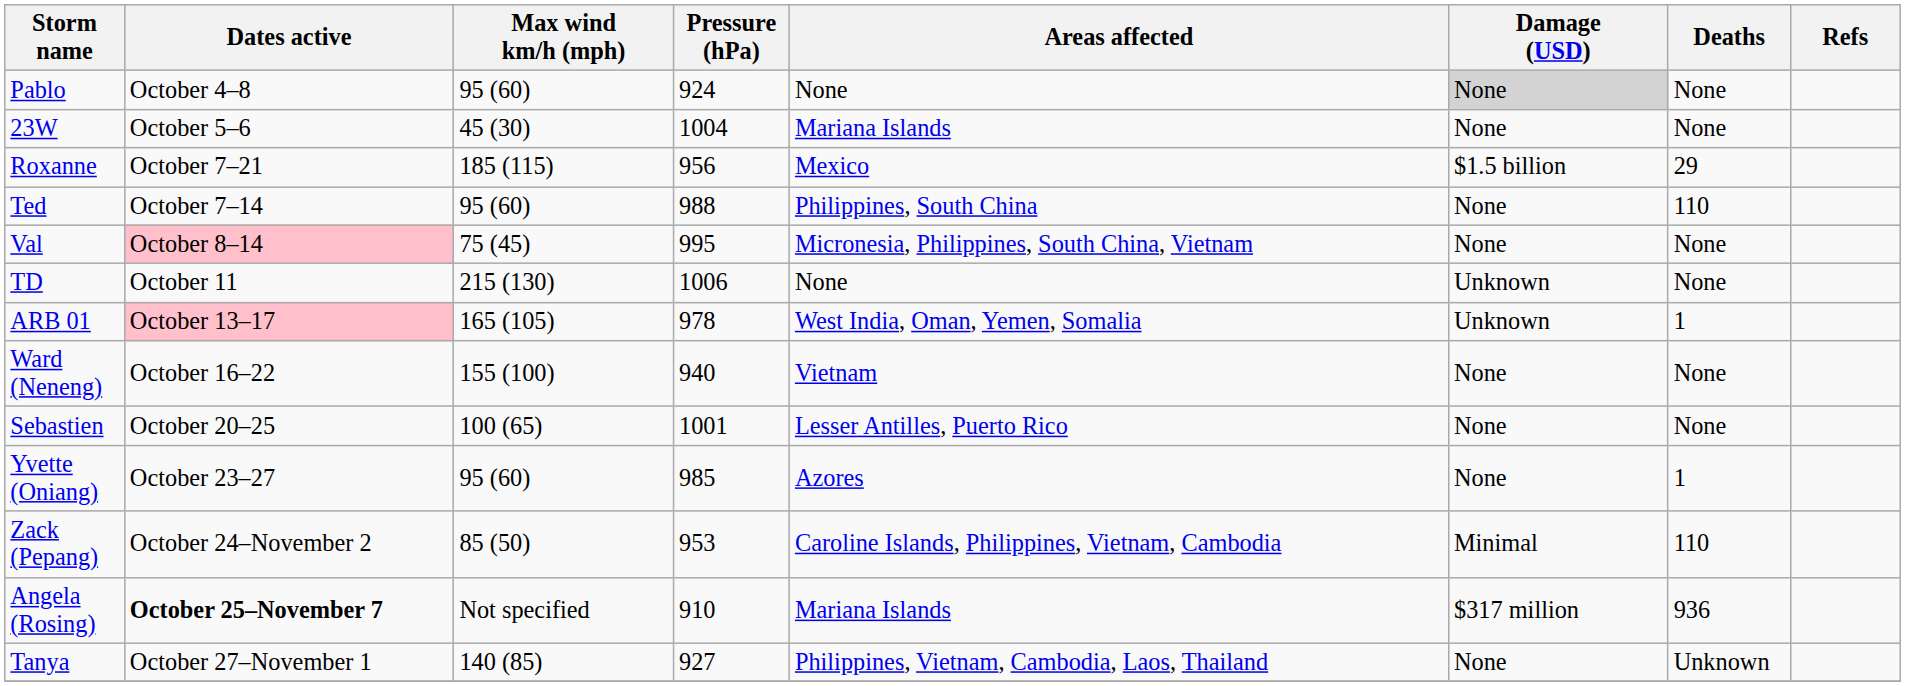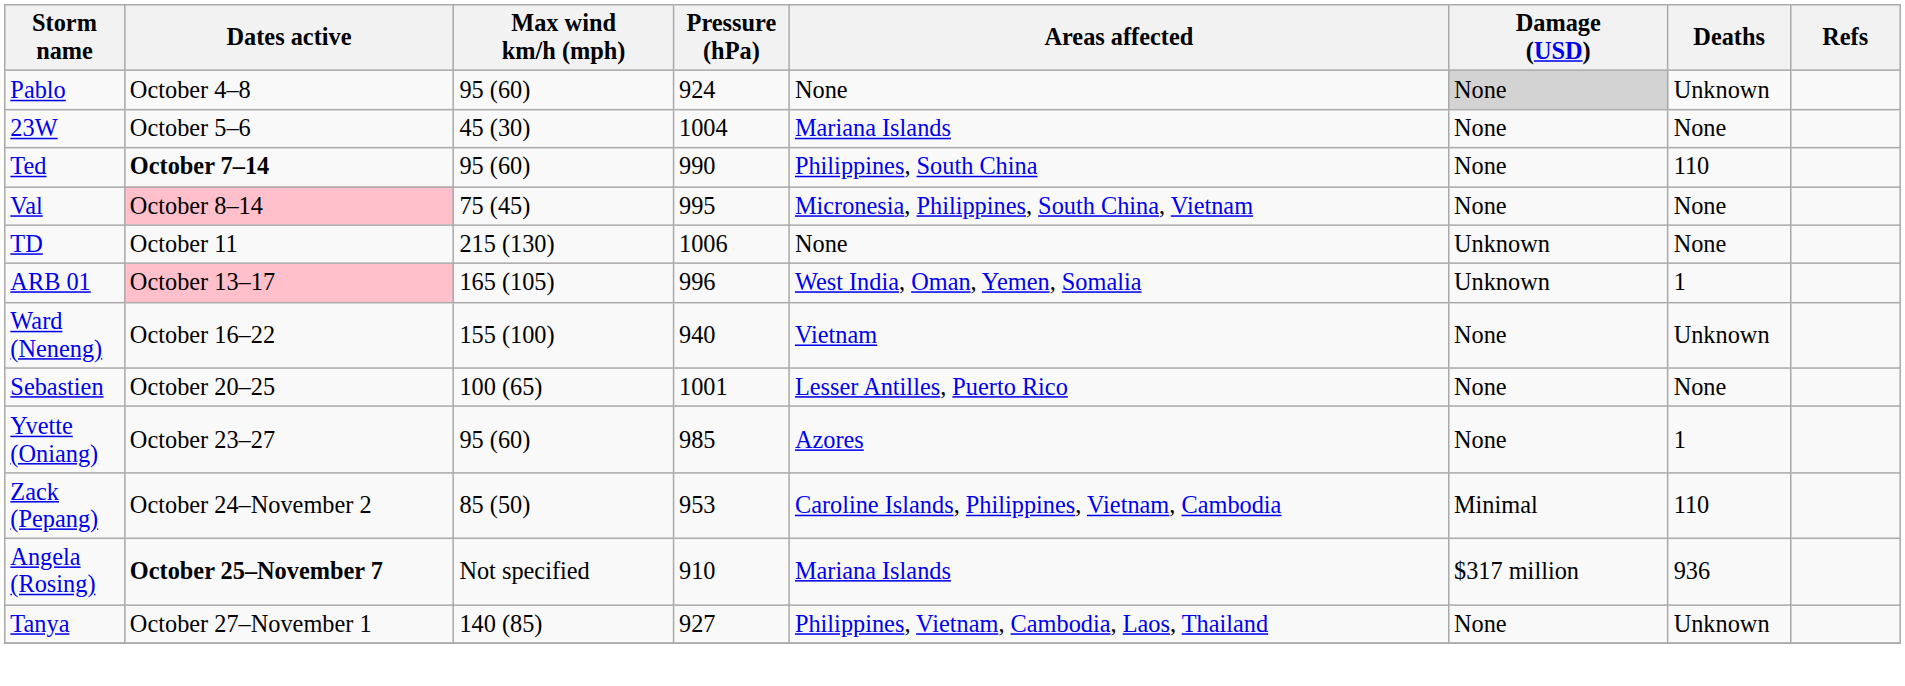(1700, 89) None -> (1722, 89) Unknown
- row: (54, 166)
(196, 205) normal -> (200, 166) bold
(697, 205) 988 -> (697, 166) 990
(697, 321) 978 -> (697, 282) 996
(1700, 373) None -> (1722, 334) Unknown
